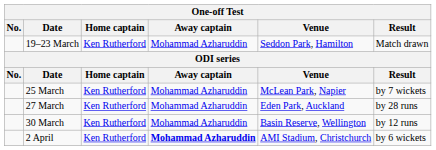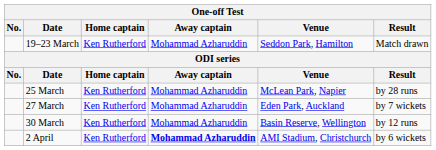(401, 91) by 7 wickets -> (397, 91) by 28 runs
(397, 106) by 28 runs -> (401, 106) by 7 wickets
